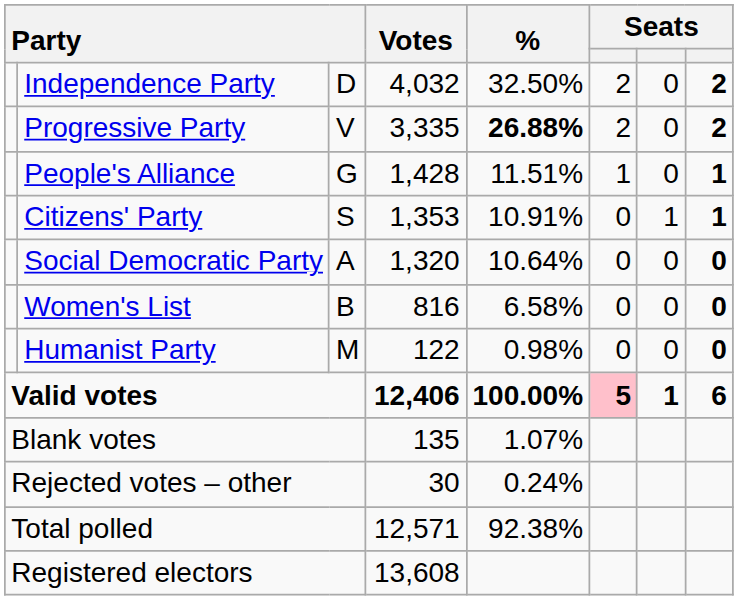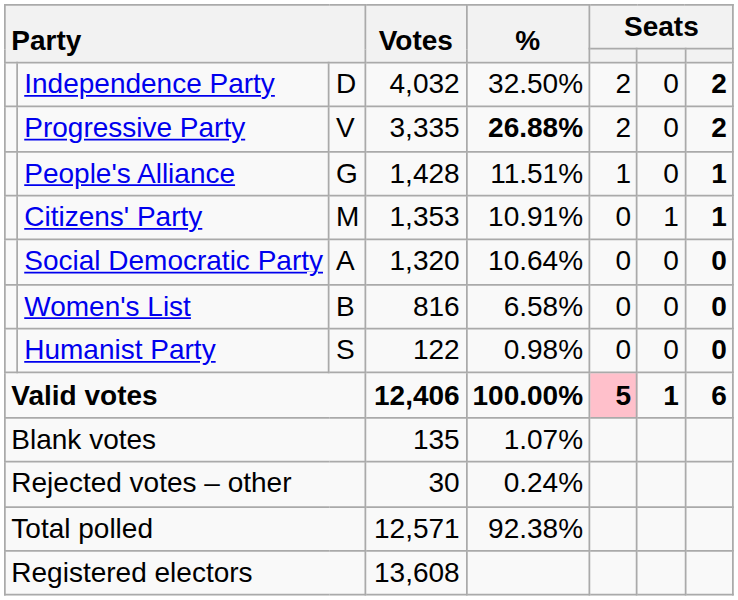(345, 217) S -> (348, 217) M
(348, 350) M -> (345, 350) S
